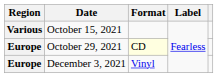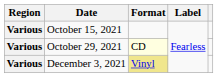(24, 47) Europe -> (24, 47) Various
(24, 64) Europe -> (24, 64) Various
(143, 64) no background -> (143, 64) khaki background
